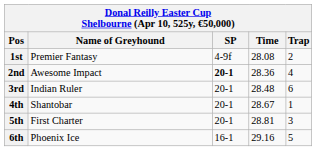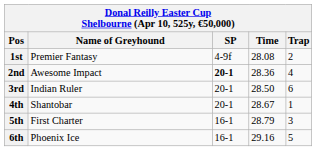(263, 89) 28.48 -> (263, 89) 28.50
(224, 121) 20-1 -> (224, 121) 16-1
(263, 121) 28.81 -> (263, 121) 28.79
